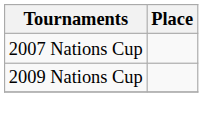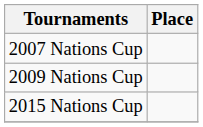+ row: (76, 106)
